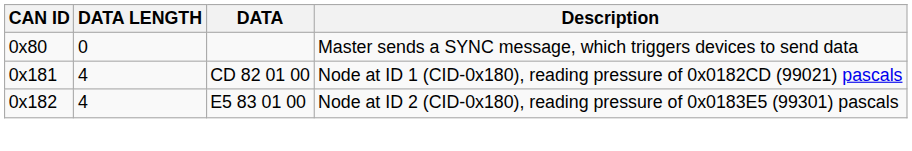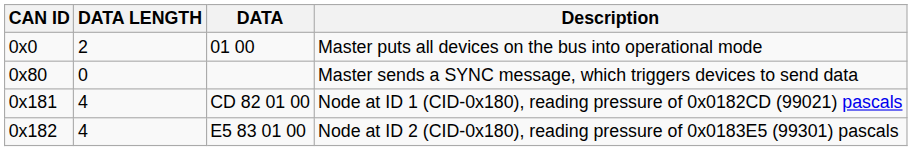+ row: (540, 46)
